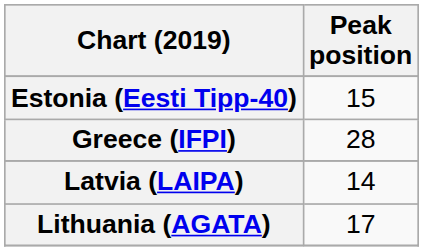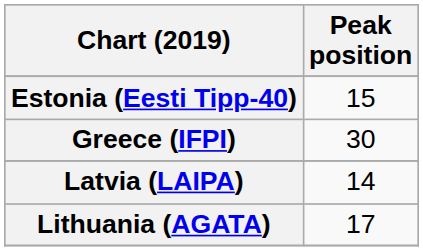(361, 139) 28 -> (361, 139) 30
